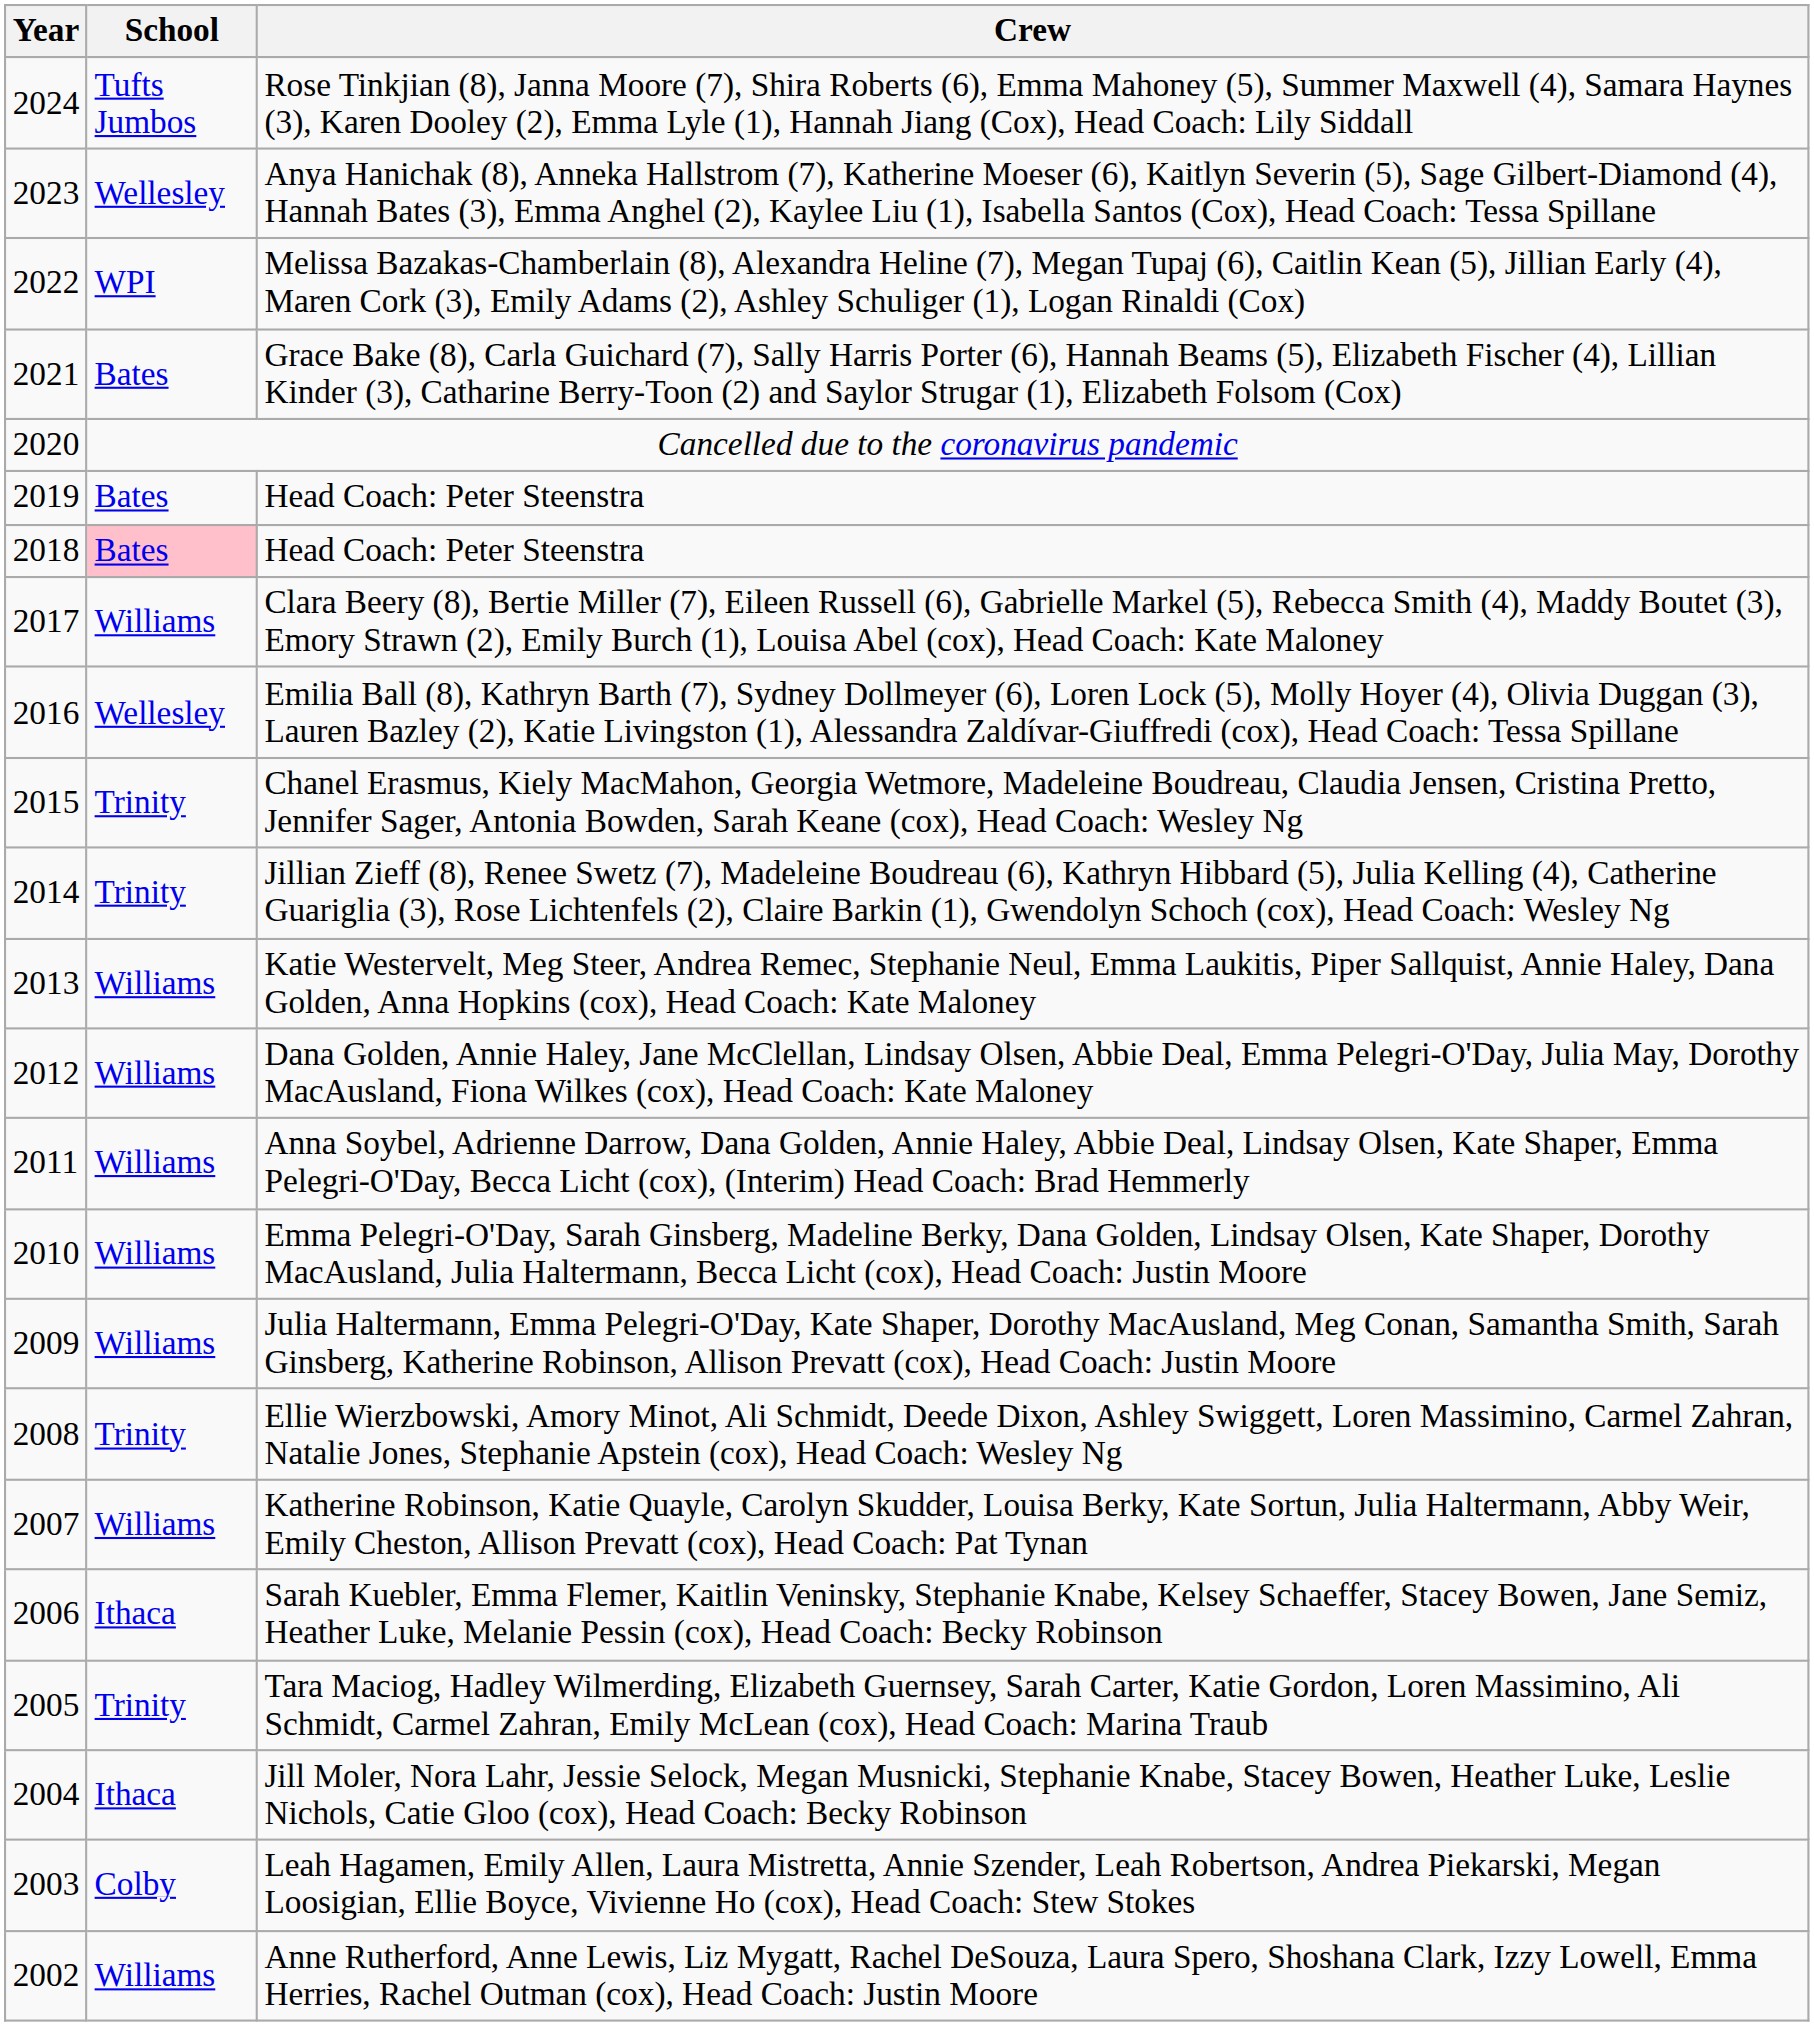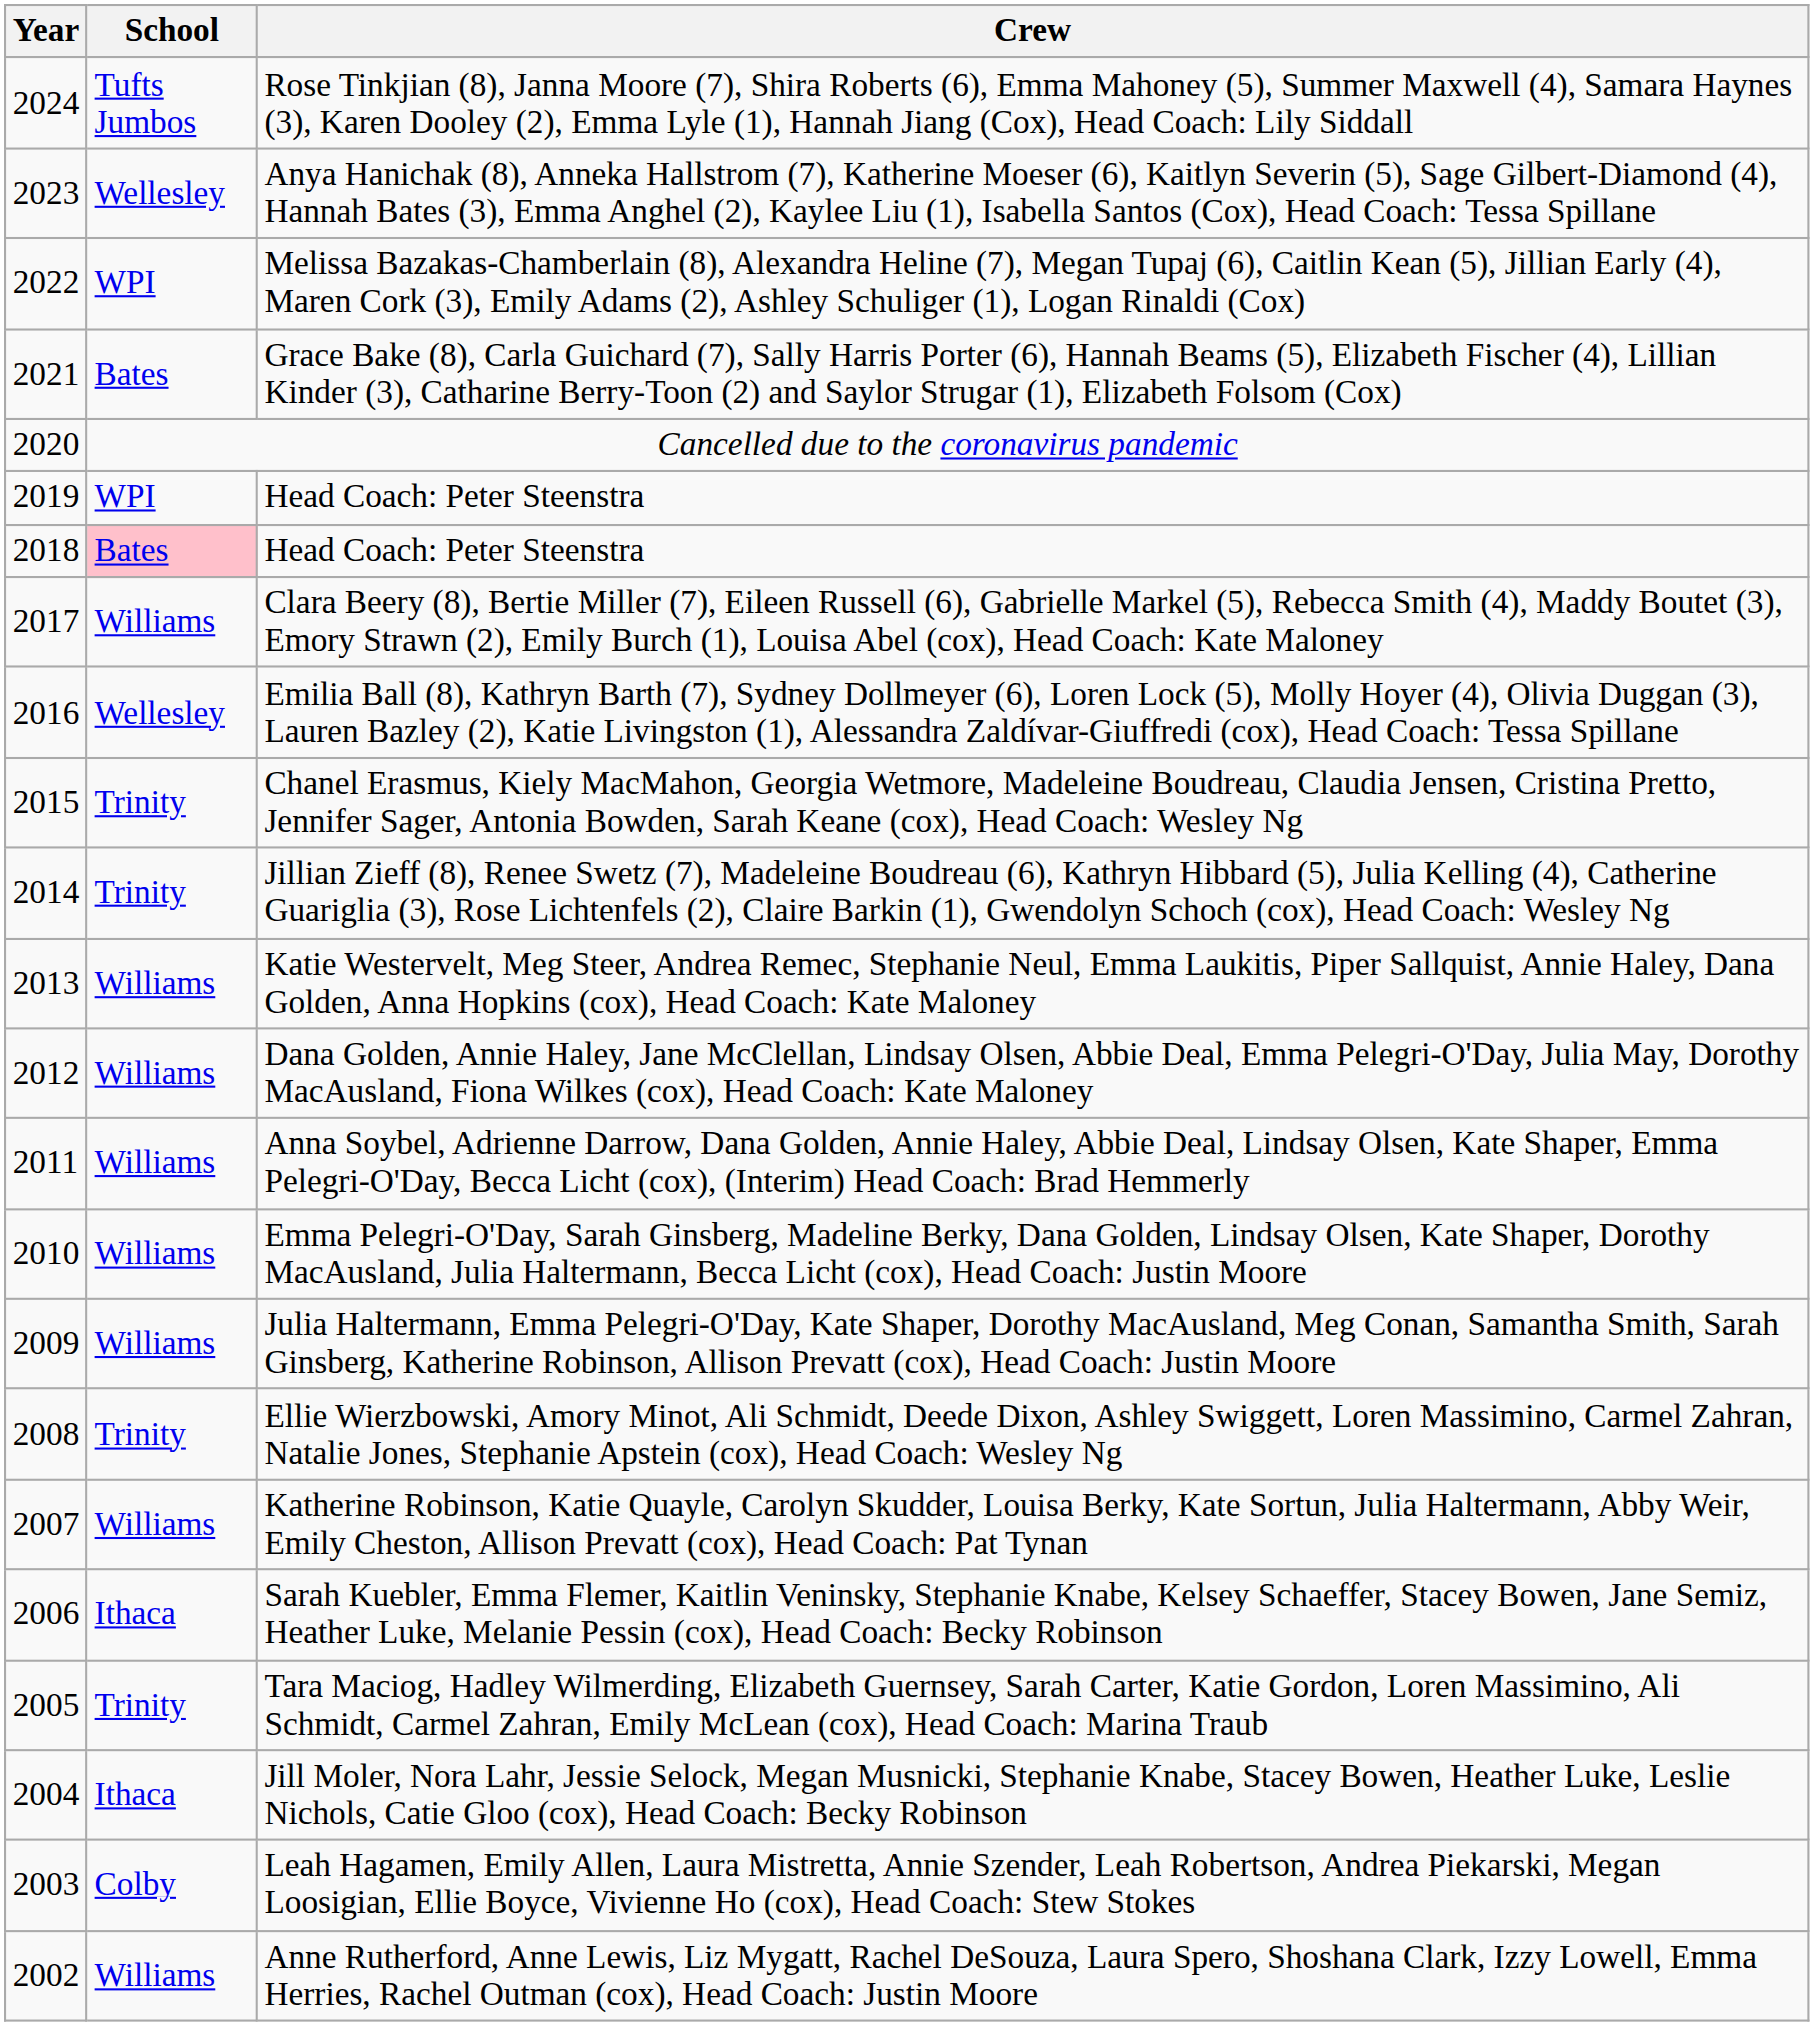(132, 497) Bates -> (125, 497) WPI
